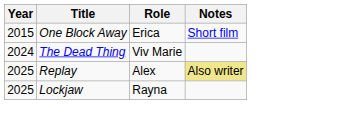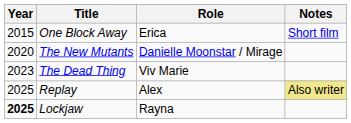+ row: (86, 52)
(20, 52) 2024 -> (20, 71) 2023
(20, 90) normal -> (20, 109) bold
